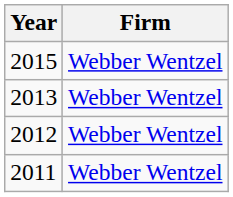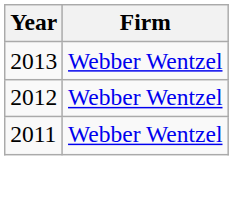- row: (34, 60)
